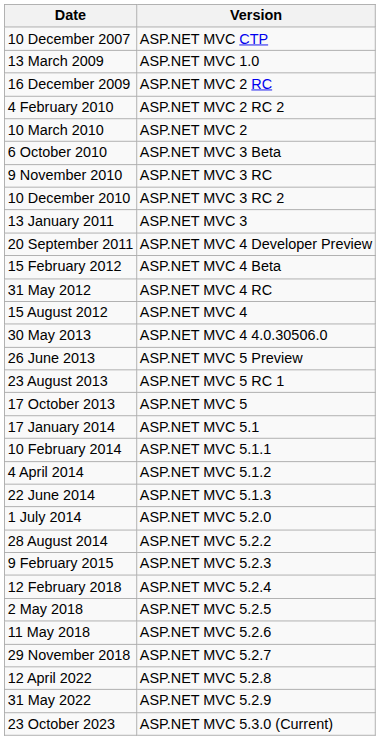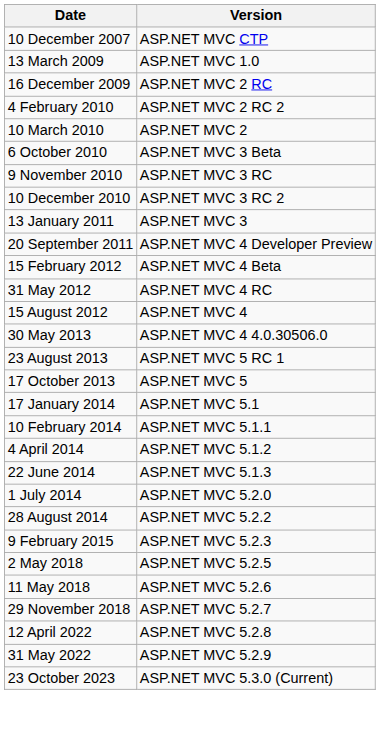- row: (51, 358)
- row: (65, 586)
